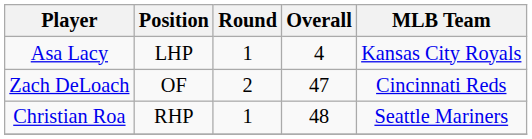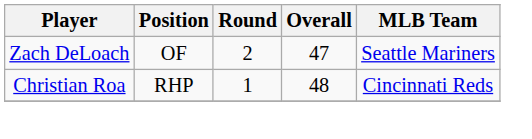- row: (69, 52)
(441, 85) Cincinnati Reds -> (428, 52) Seattle Mariners
(441, 117) Seattle Mariners -> (428, 85) Cincinnati Reds
